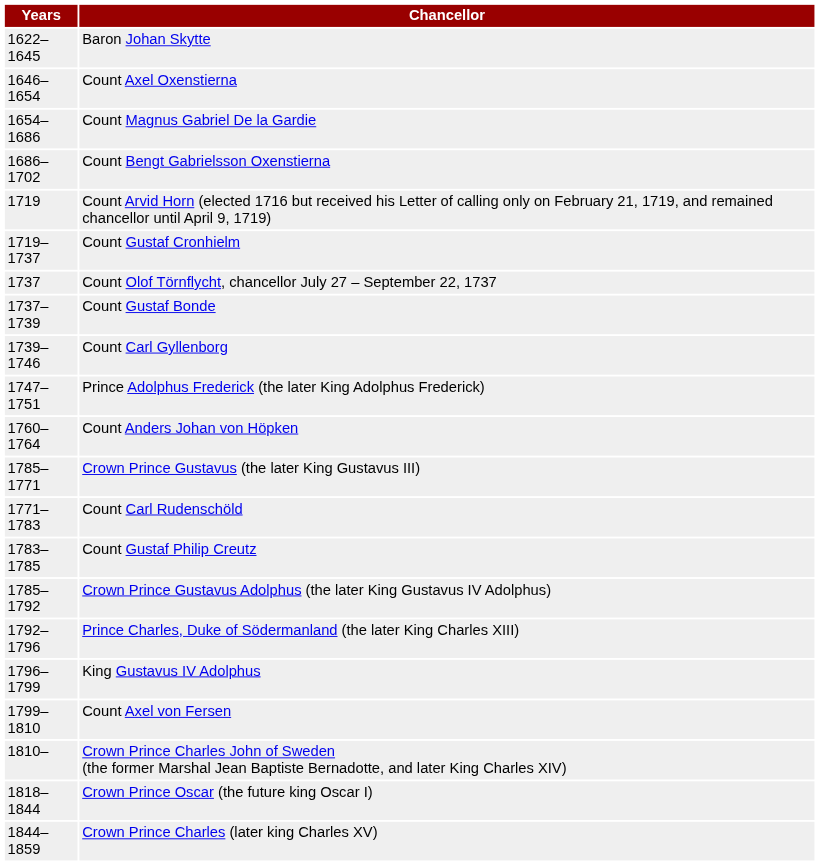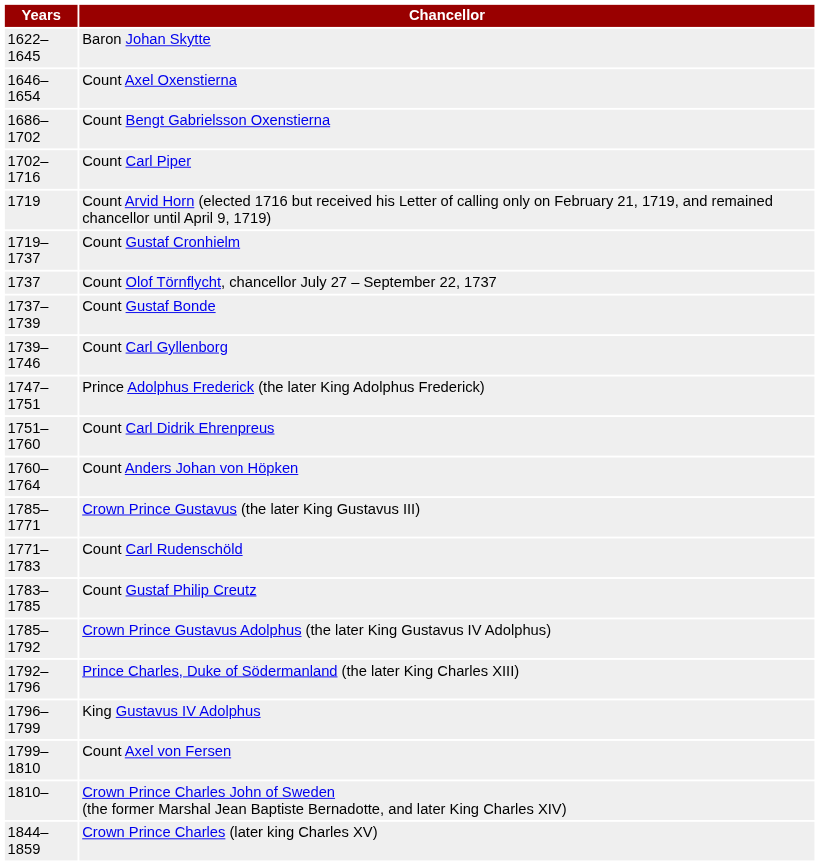- row: (199, 120)
+ row: (137, 161)
+ row: (178, 428)
- row: (227, 792)
